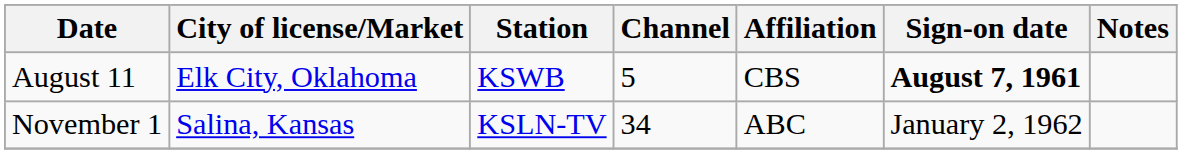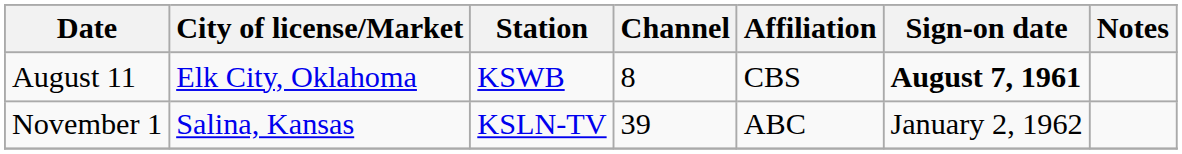(628, 76) 5 -> (628, 76) 8
(636, 124) 34 -> (636, 124) 39
